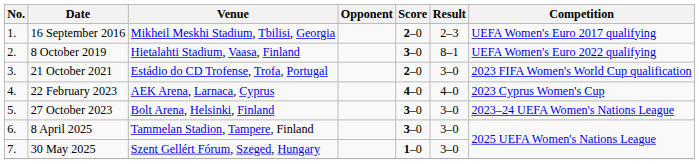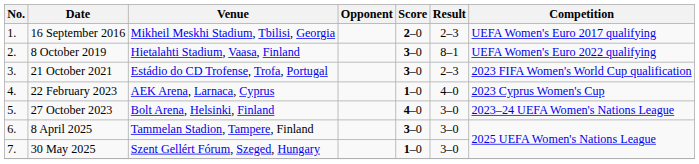(413, 71) 2–0 -> (413, 71) 3–0
(449, 71) 3–0 -> (449, 71) 2–3
(413, 91) 4–0 -> (413, 91) 1–0
(413, 110) 3–0 -> (413, 110) 4–0
